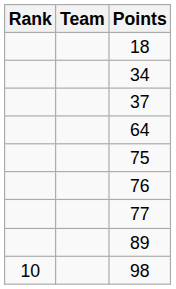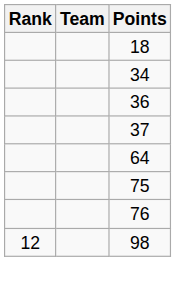+ row: (140, 102)
- row: (140, 214)
- row: (140, 242)
(30, 270) 10 -> (30, 242) 12
